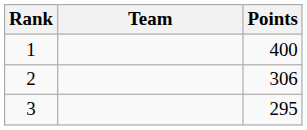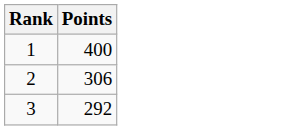- column: (150, 19)
(284, 109) 295 -> (98, 109) 292
